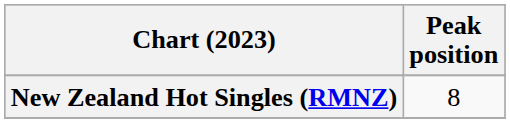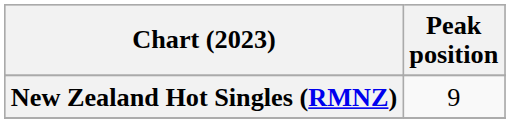(454, 96) 8 -> (454, 96) 9
